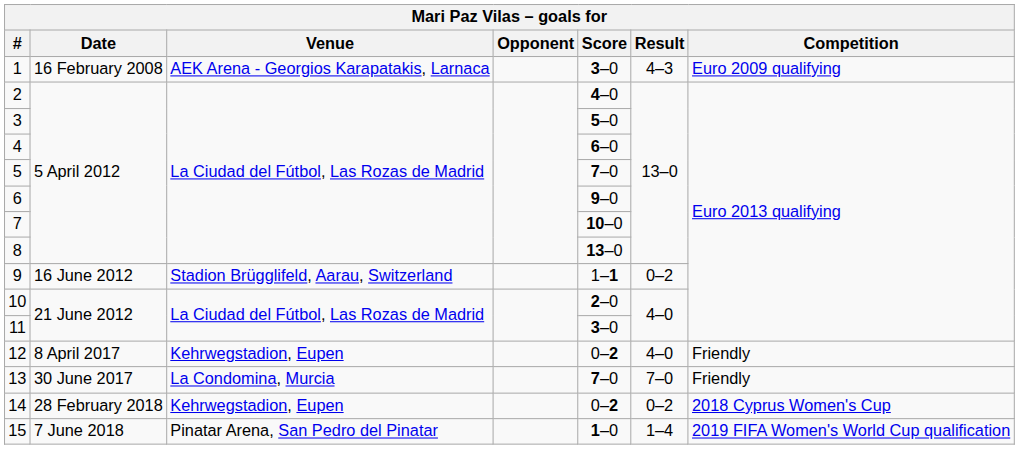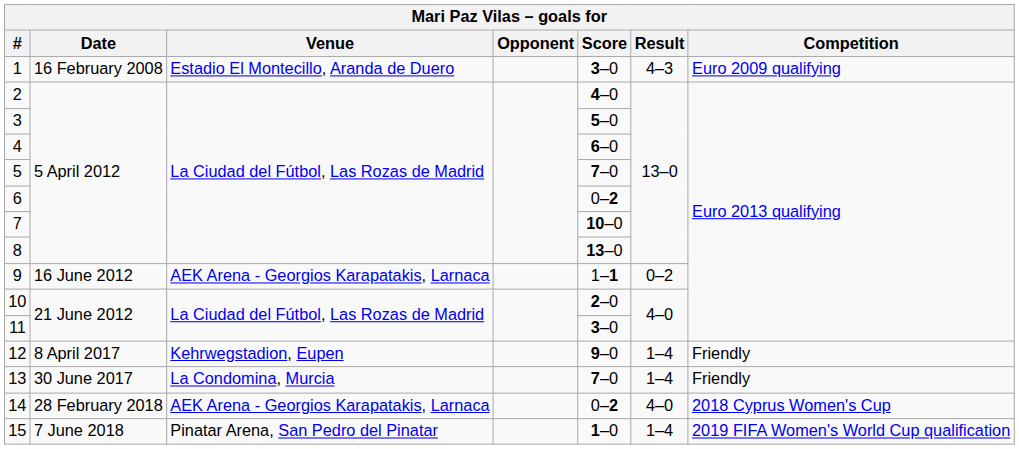(330, 69) AEK Arena - Georgios Karapatakis, Larnaca -> (312, 69) Estadio El Montecillo, Aranda de Duero
(604, 198) 9–0 -> (604, 198) 0–2
(311, 276) Stadion Brügglifeld, Aarau, Switzerland -> (330, 276) AEK Arena - Georgios Karapatakis, Larnaca
(604, 353) 0–2 -> (604, 353) 9–0
(660, 353) 4–0 -> (660, 353) 1–4
(660, 379) 7–0 -> (660, 379) 1–4
(257, 405) Kehrwegstadion, Eupen -> (330, 405) AEK Arena - Georgios Karapatakis, Larnaca
(660, 405) 0–2 -> (660, 405) 4–0
